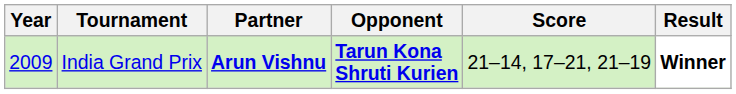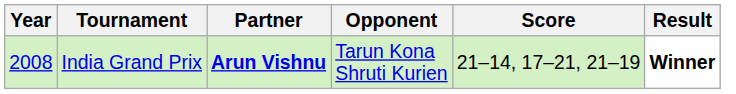(31, 62) 2009 -> (31, 62) 2008
(397, 62) bold -> (391, 62) normal
